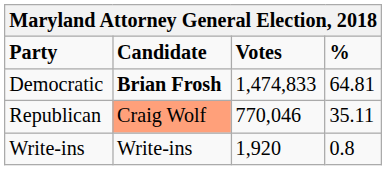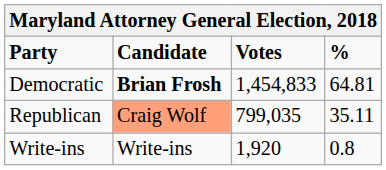(276, 84) 1,474,833 -> (276, 84) 1,454,833
(268, 116) 770,046 -> (268, 116) 799,035
